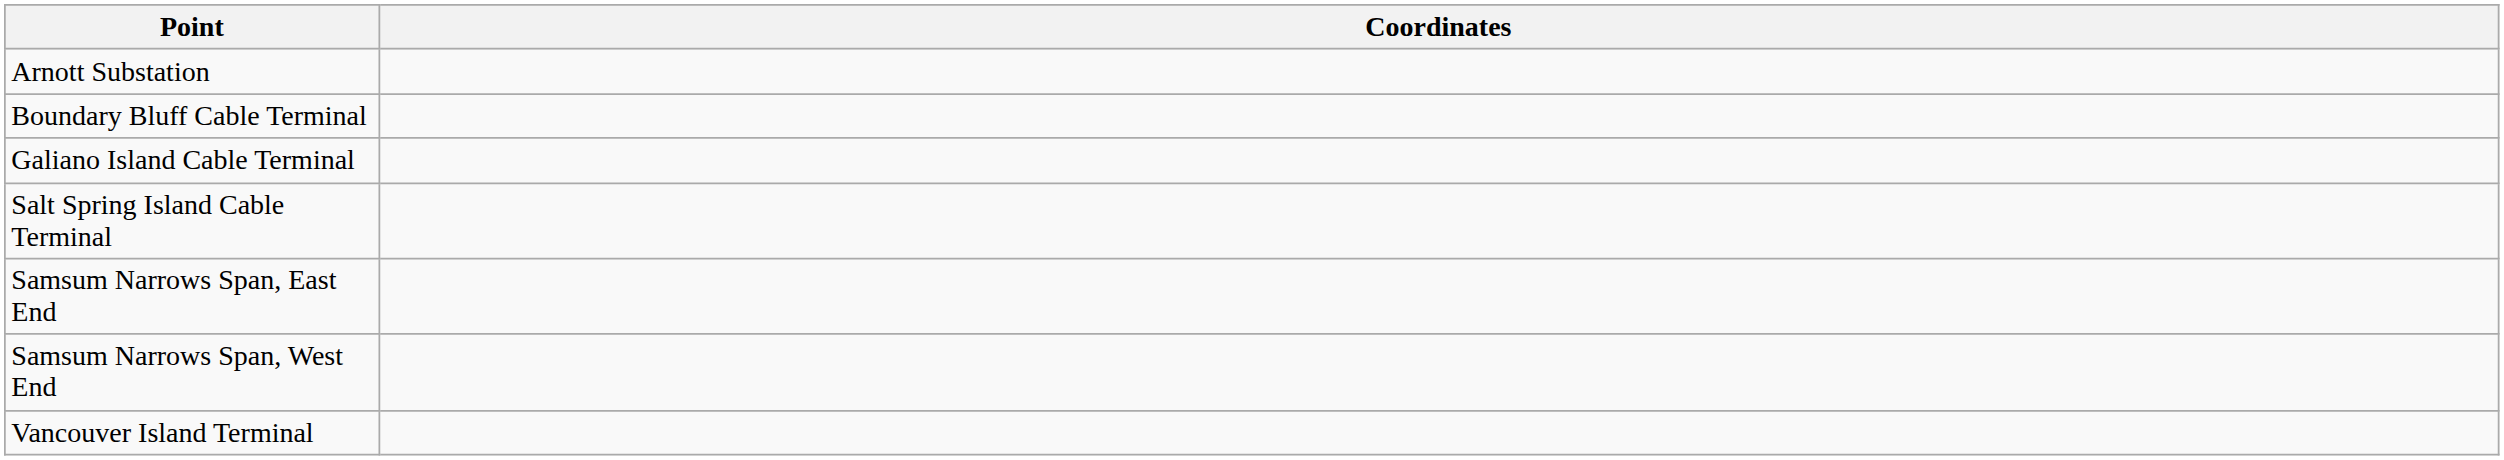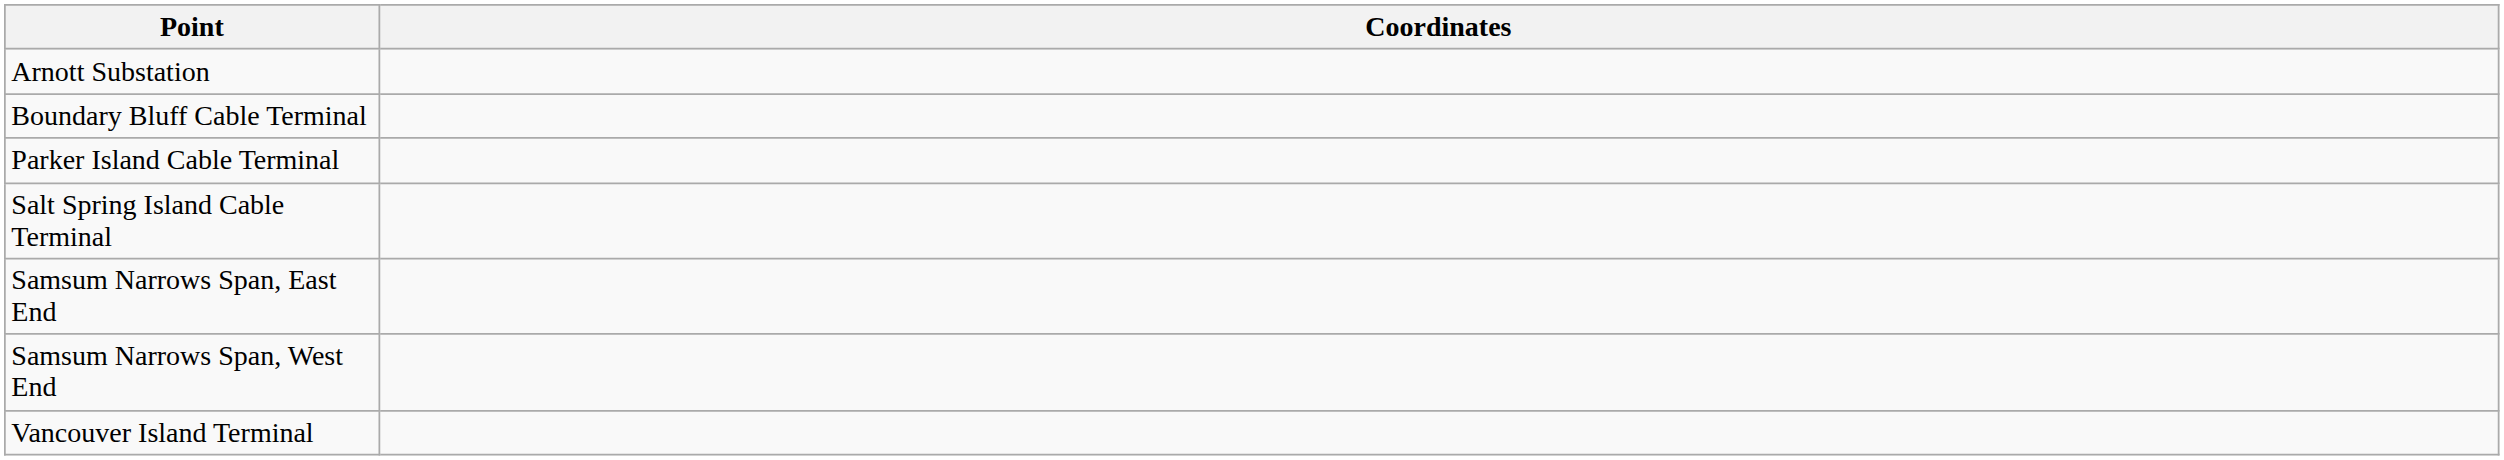- row: (183, 159)
+ row: (175, 159)
